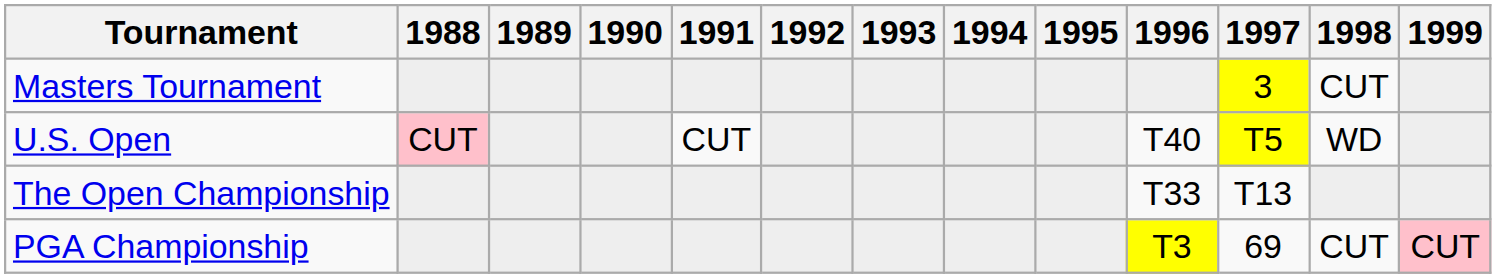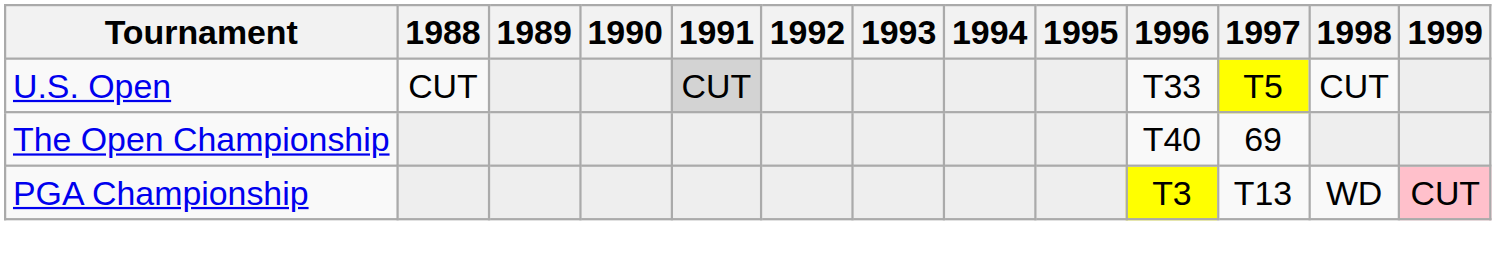- row: (167, 86)
(443, 139) pink background -> (443, 86) no background
(716, 139) no background -> (716, 86) lightgrey background
(1172, 139) T40 -> (1172, 86) T33
(1354, 139) WD -> (1354, 86) CUT
(1172, 193) T33 -> (1172, 139) T40
(1263, 193) T13 -> (1263, 139) 69
(1263, 247) 69 -> (1263, 193) T13
(1354, 247) CUT -> (1354, 193) WD
